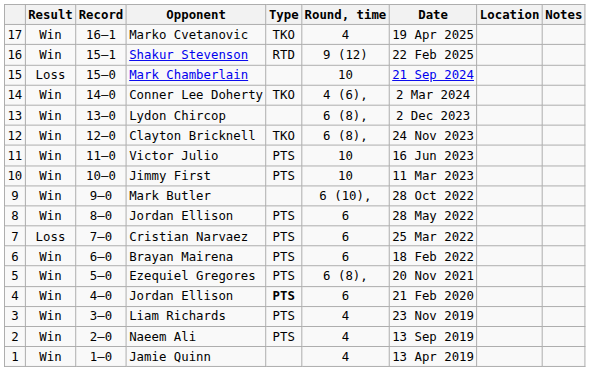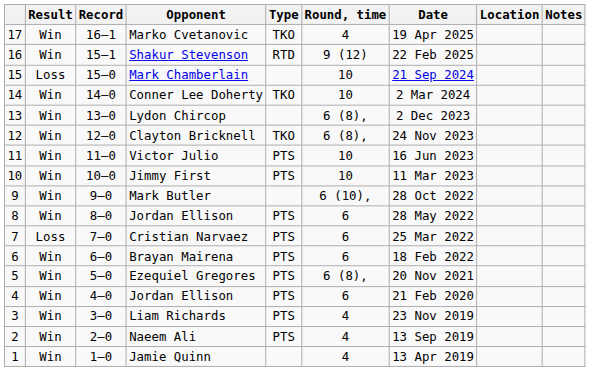(345, 95) 4 (6), -> (345, 95) 10
(284, 296) bold -> (284, 296) normal
